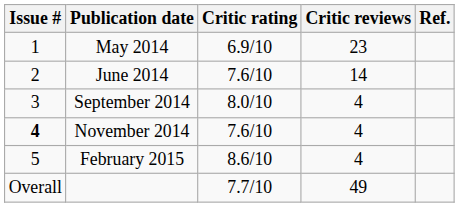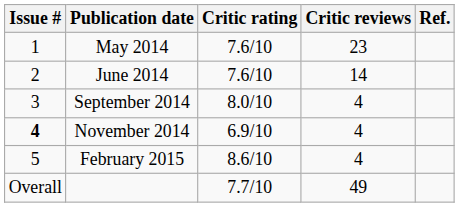(250, 46) 6.9/10 -> (250, 46) 7.6/10
(250, 131) 7.6/10 -> (250, 131) 6.9/10
